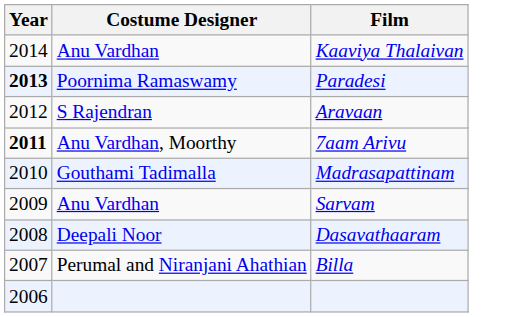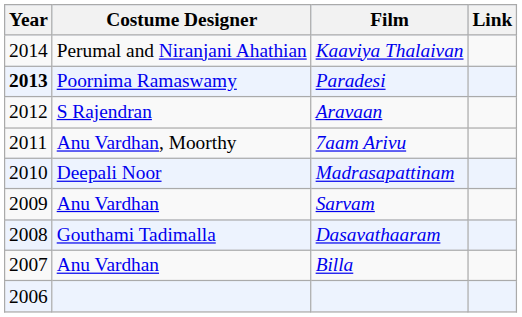+ column: (492, 19)
(108, 50) Anu Vardhan -> (182, 50) Perumal and Niranjani Ahathian
(28, 142) bold -> (28, 142) normal
(136, 173) Gouthami Tadimalla -> (109, 173) Deepali Noor
(109, 234) Deepali Noor -> (136, 234) Gouthami Tadimalla
(182, 265) Perumal and Niranjani Ahathian -> (108, 265) Anu Vardhan
